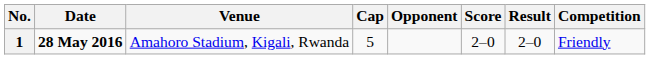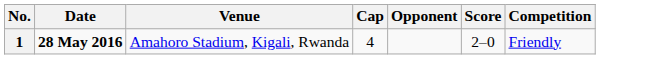- column: (530, 16)
(370, 41) 5 -> (370, 41) 4
